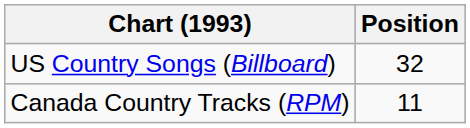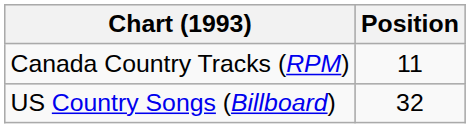rows swapped: (180, 102) <-> (173, 63)
